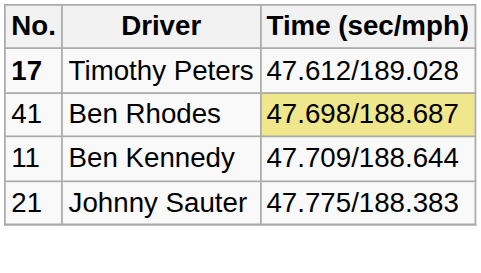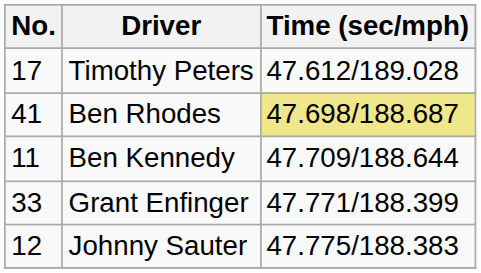(27, 70) bold -> (27, 70) normal
+ row: (159, 202)
(27, 202) 21 -> (27, 245) 12
